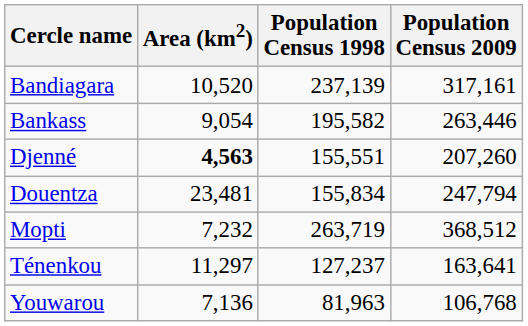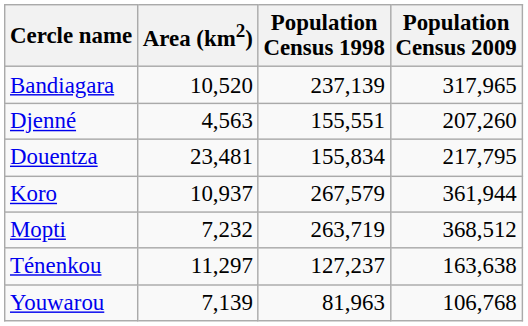(480, 84) 317,161 -> (480, 84) 317,965
- row: (48, 120)
(227, 157) bold -> (227, 120) normal
(480, 193) 247,794 -> (480, 157) 217,795
+ row: (34, 193)
(480, 266) 163,641 -> (480, 266) 163,638
(227, 302) 7,136 -> (227, 302) 7,139
